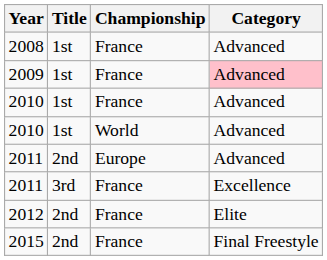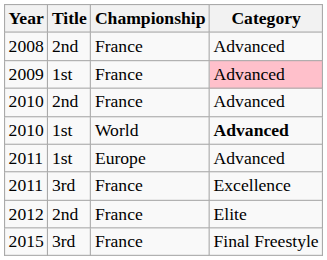(62, 46) 1st -> (65, 46) 2nd
(62, 102) 1st -> (65, 102) 2nd
(249, 130) normal -> (251, 130) bold
(65, 158) 2nd -> (62, 158) 1st
(65, 241) 2nd -> (64, 241) 3rd
